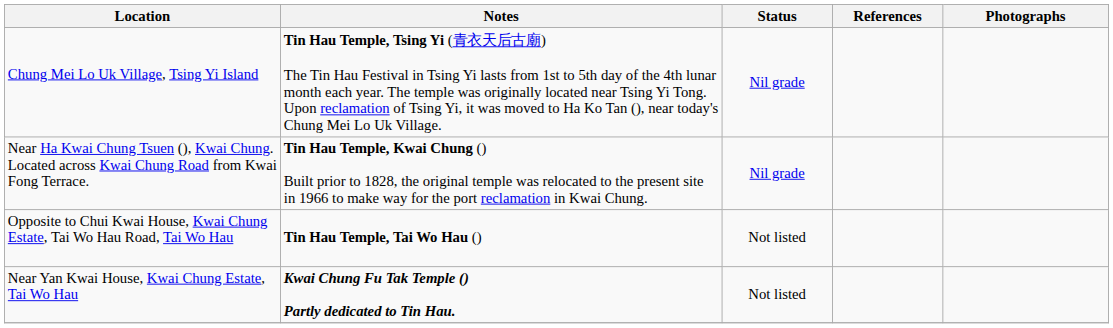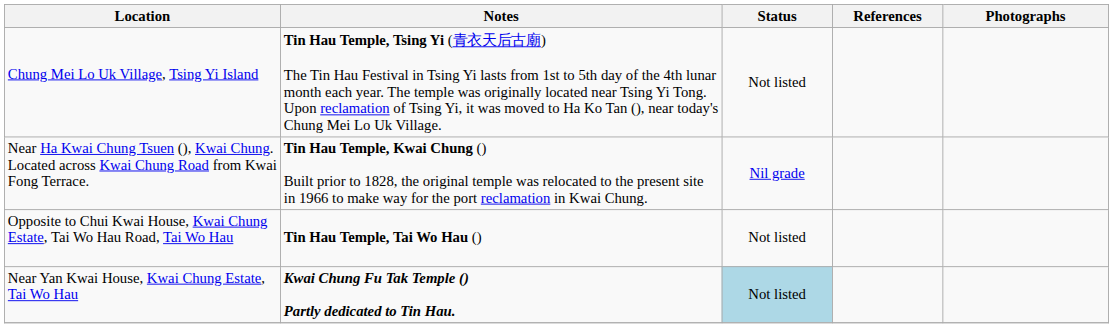(777, 82) Nil grade -> (777, 82) Not listed
(777, 294) no background -> (777, 294) lightblue background
